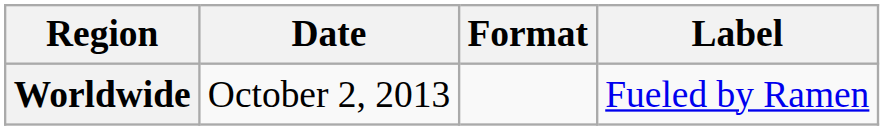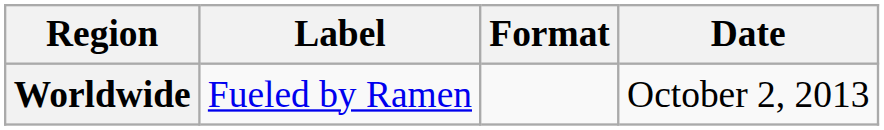columns swapped: (329, 34) <-> (737, 34)
